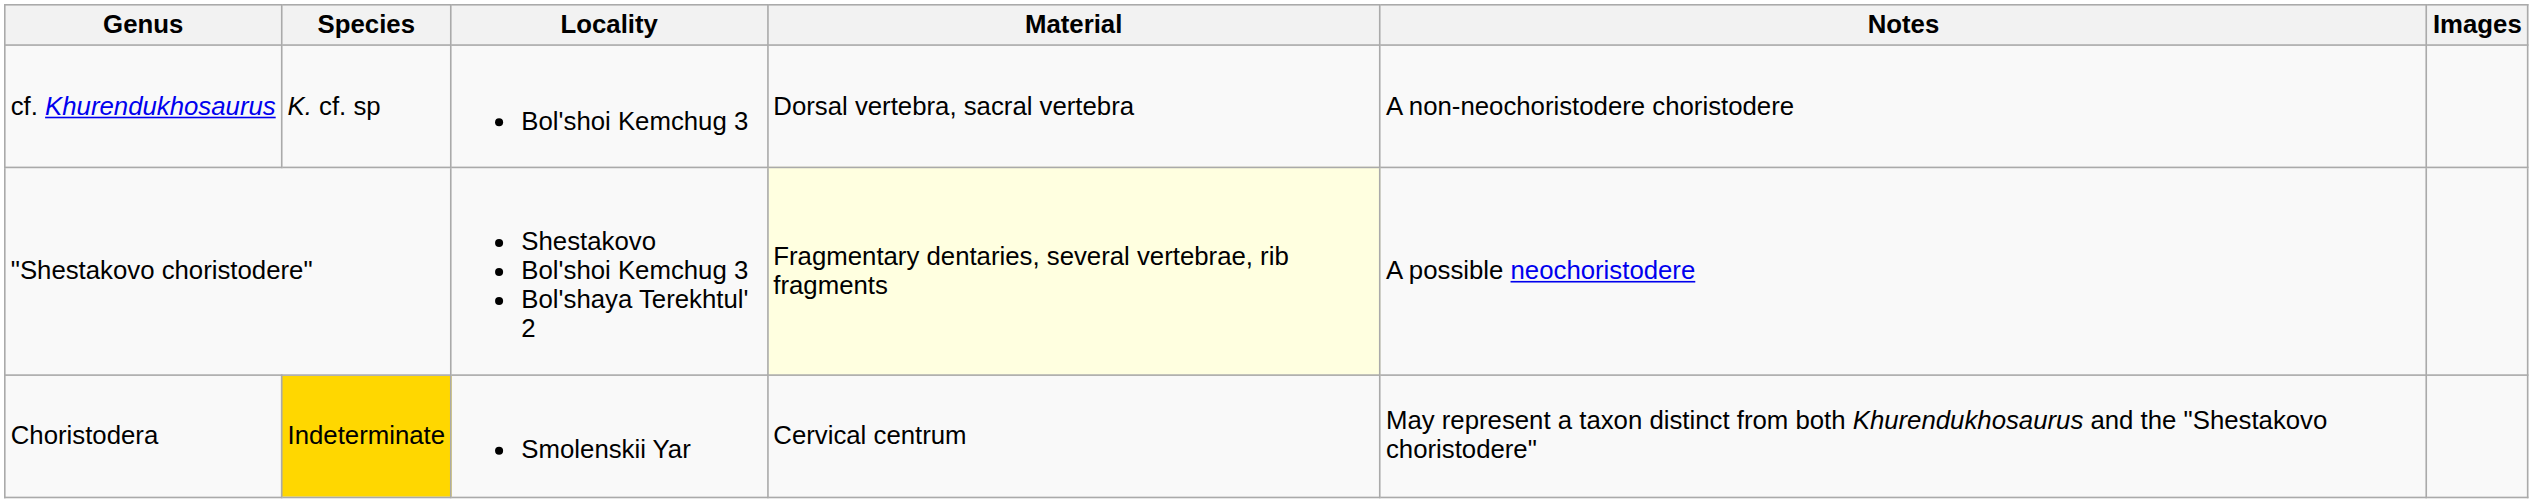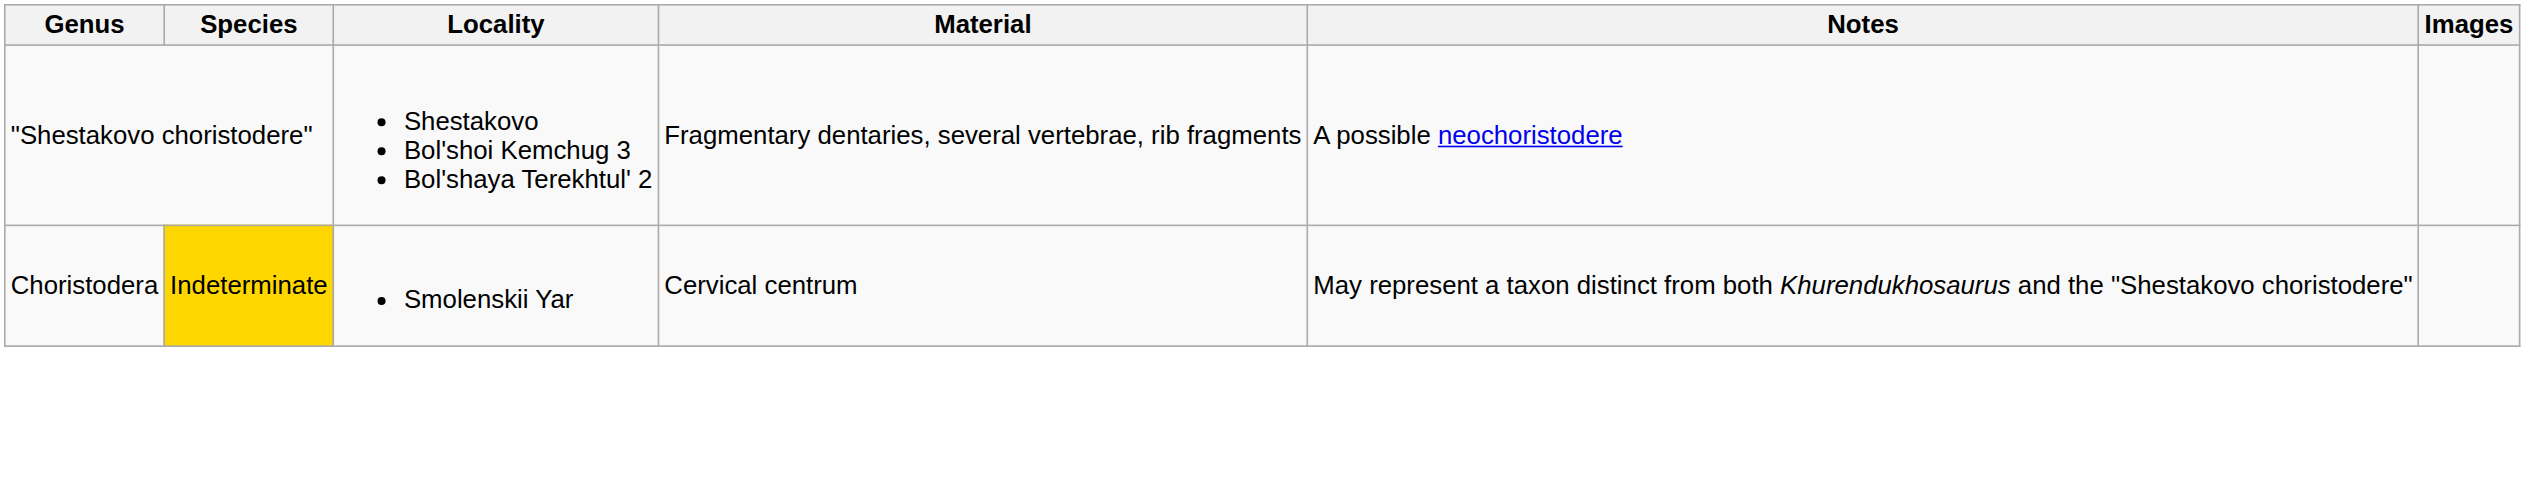- row: (143, 106)
(1031, 270) lightyellow background -> (983, 135) no background
